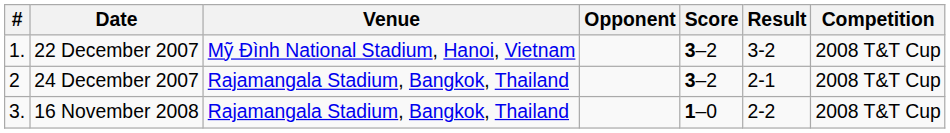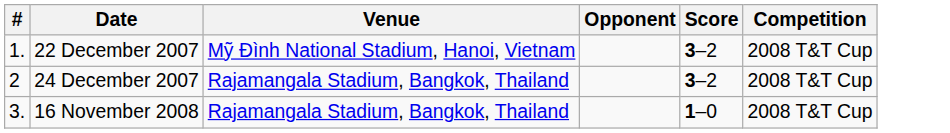- column: (777, 19)
